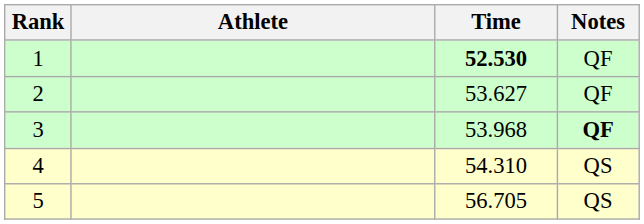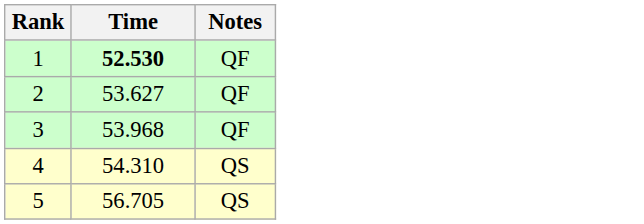- column: (253, 22)
(598, 129) bold -> (235, 129) normal
